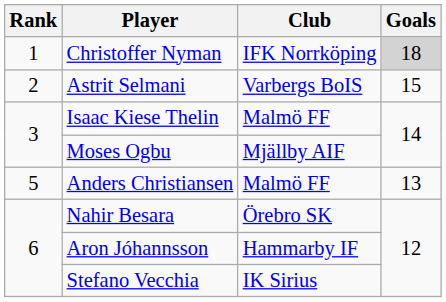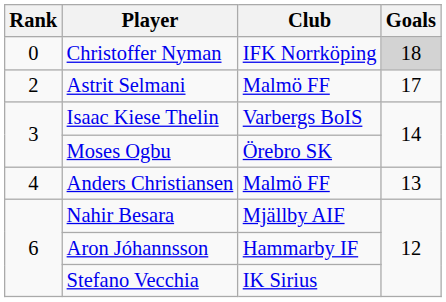(33, 53) 1 -> (33, 53) 0
(303, 85) Varbergs BoIS -> (286, 85) Malmö FF
(411, 85) 15 -> (411, 85) 17
(286, 118) Malmö FF -> (303, 118) Varbergs BoIS
(294, 150) Mjällby AIF -> (287, 150) Örebro SK
(33, 183) 5 -> (33, 183) 4
(287, 215) Örebro SK -> (294, 215) Mjällby AIF
